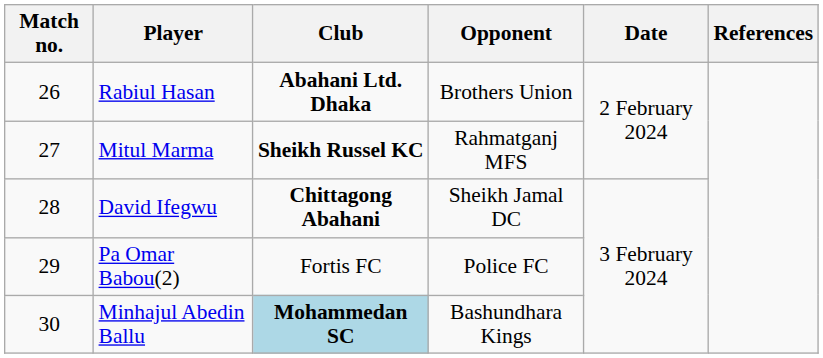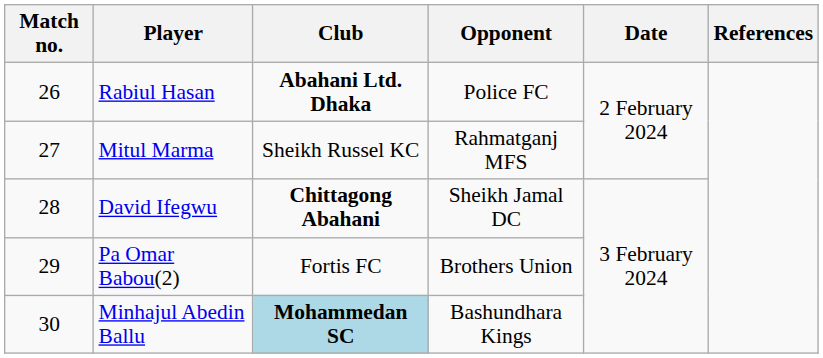(506, 91) Brothers Union -> (506, 91) Police FC
(341, 149) bold -> (341, 149) normal
(506, 266) Police FC -> (506, 266) Brothers Union
